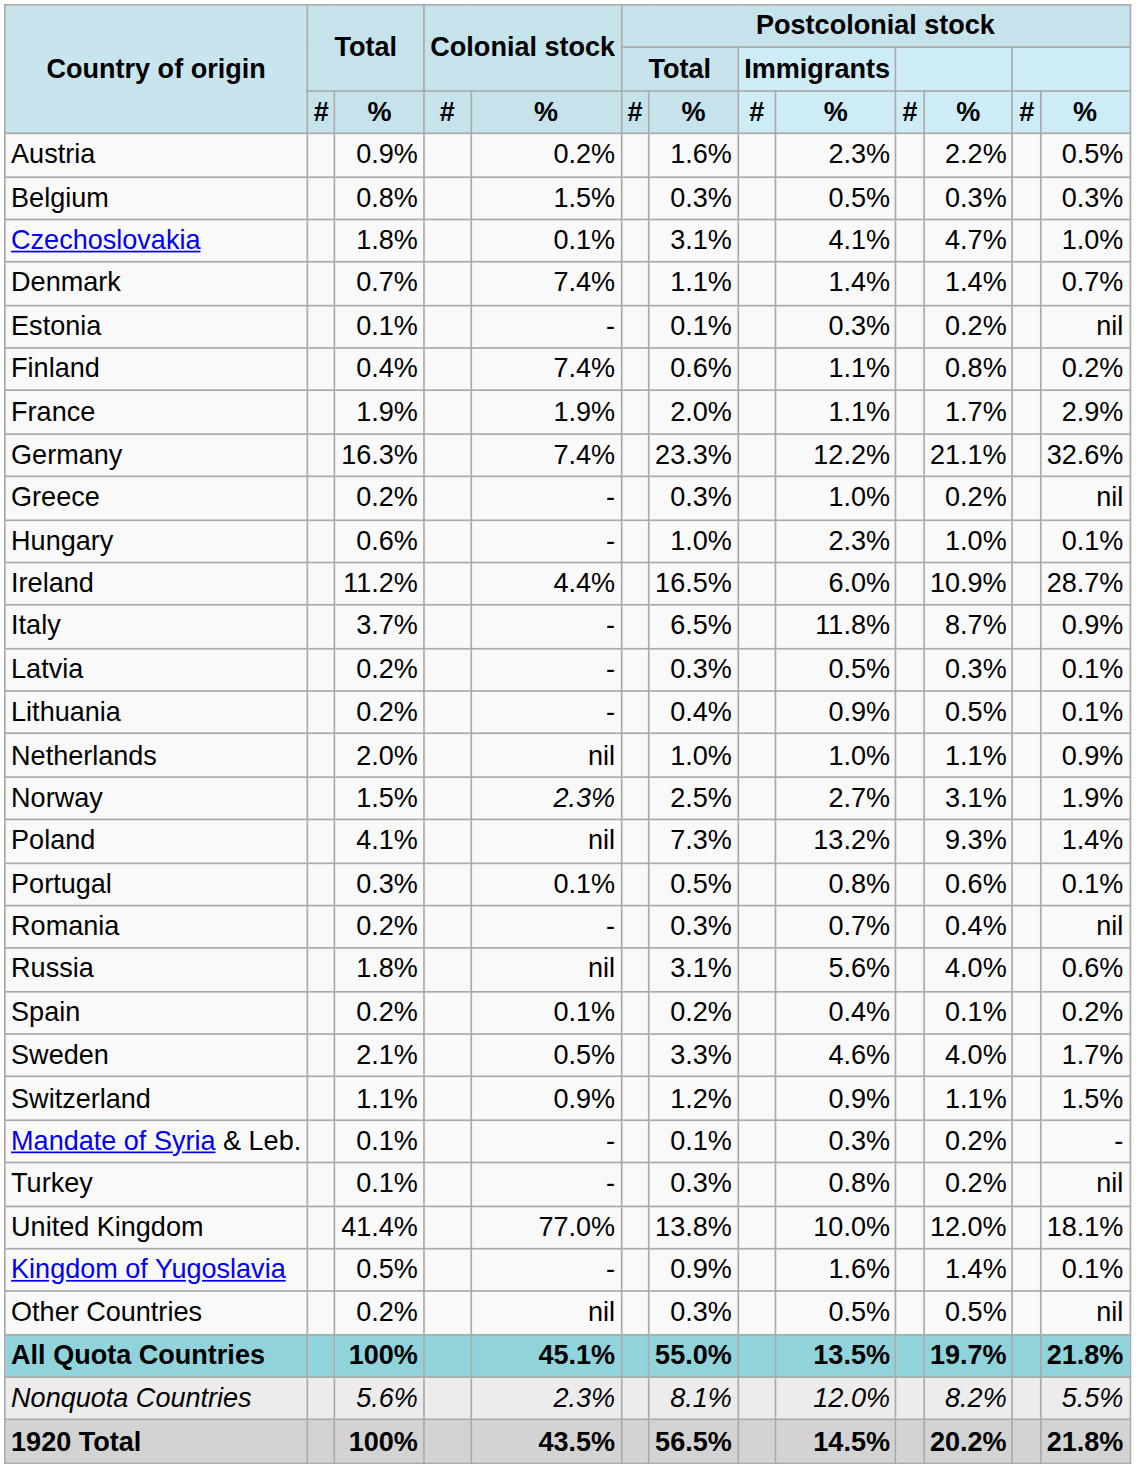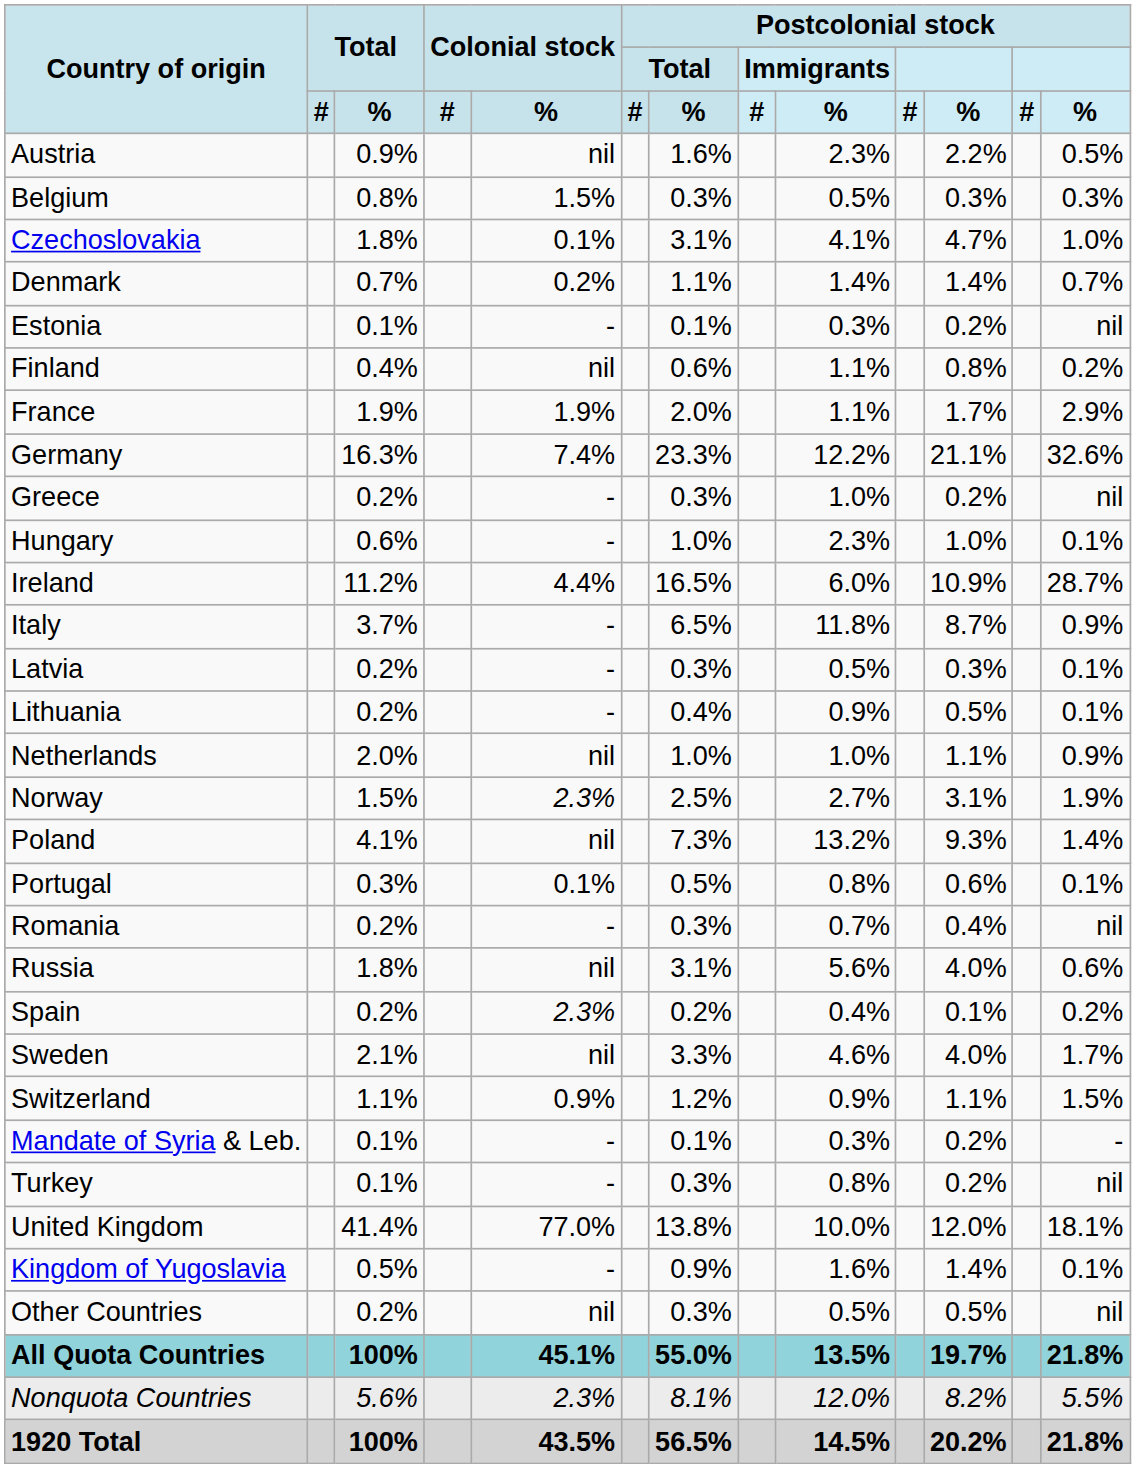(584, 154) 0.2% -> (602, 154) nil
(584, 283) 7.4% -> (584, 283) 0.2%
(584, 369) 7.4% -> (602, 369) nil
(584, 1012) 0.1% -> (584, 1012) 2.3%
(584, 1055) 0.5% -> (602, 1055) nil
